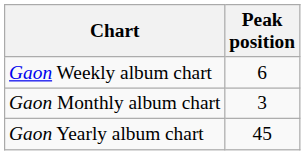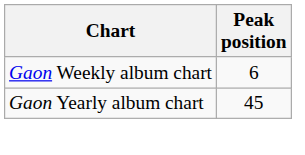- row: (115, 103)
